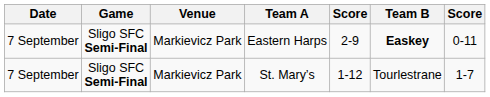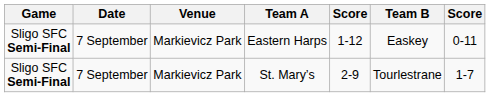columns swapped: (116, 14) <-> (43, 14)
(350, 41) 2-9 -> (350, 41) 1-12
(407, 41) bold -> (407, 41) normal
(350, 75) 1-12 -> (350, 75) 2-9
